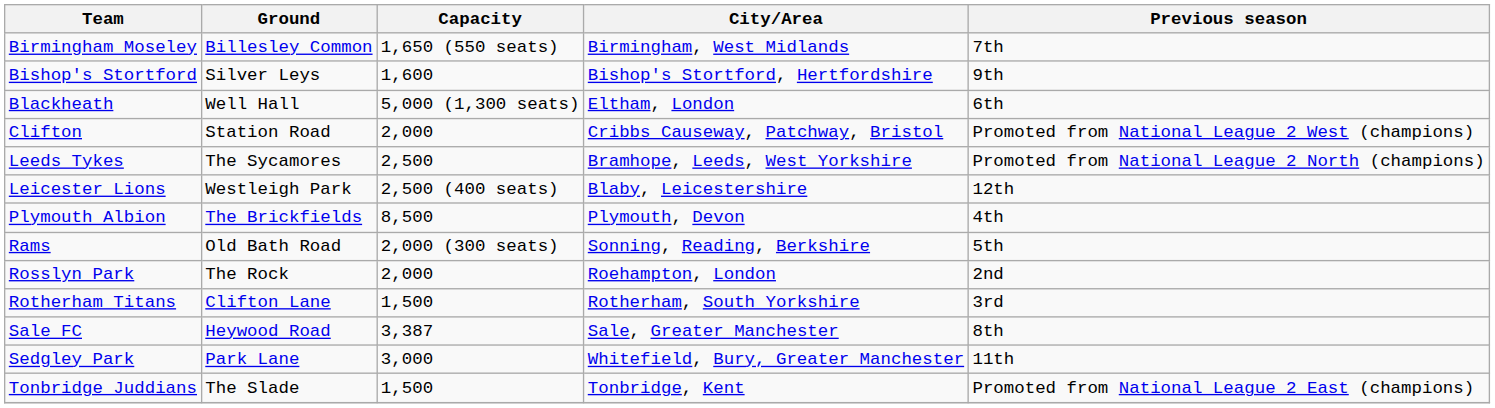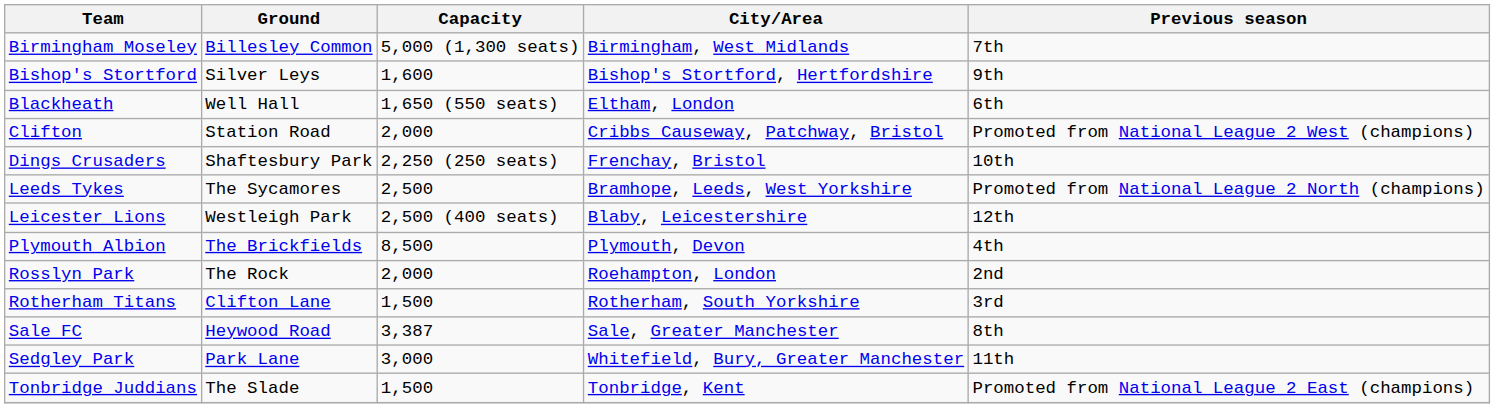(470, 47) 1,650 (550 seats) -> (480, 47) 5,000 (1,300 seats)
(480, 104) 5,000 (1,300 seats) -> (470, 104) 1,650 (550 seats)
+ row: (87, 161)
- row: (30, 246)
